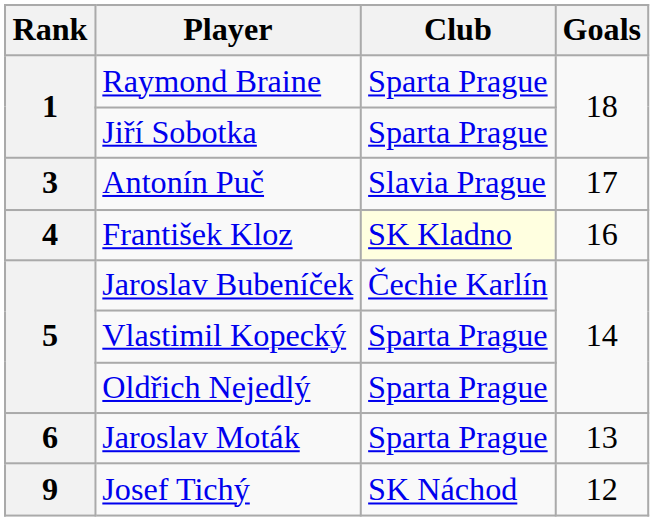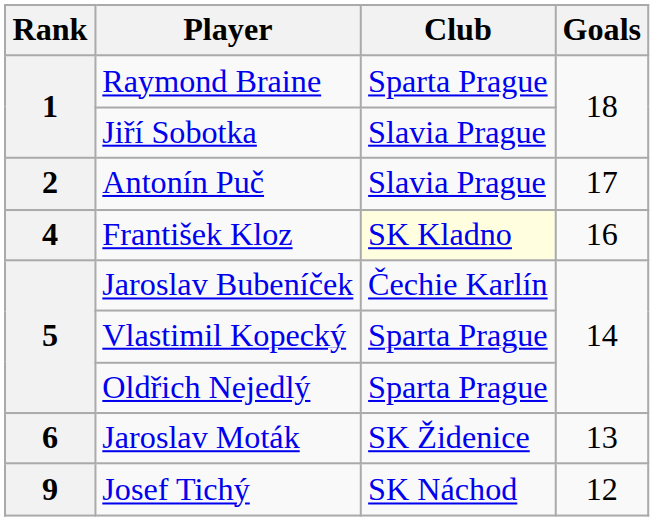(458, 132) Sparta Prague -> (457, 132) Slavia Prague
(50, 183) 3 -> (50, 183) 2
(458, 438) Sparta Prague -> (449, 438) SK Židenice
